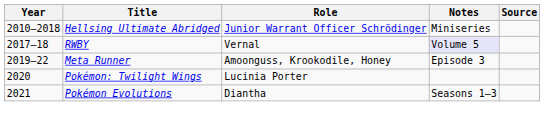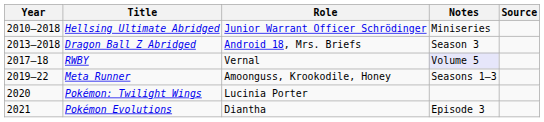+ row: (130, 45)
(458, 61) Episode 3 -> (464, 77) Seasons 1–3
(464, 93) Seasons 1–3 -> (458, 109) Episode 3
